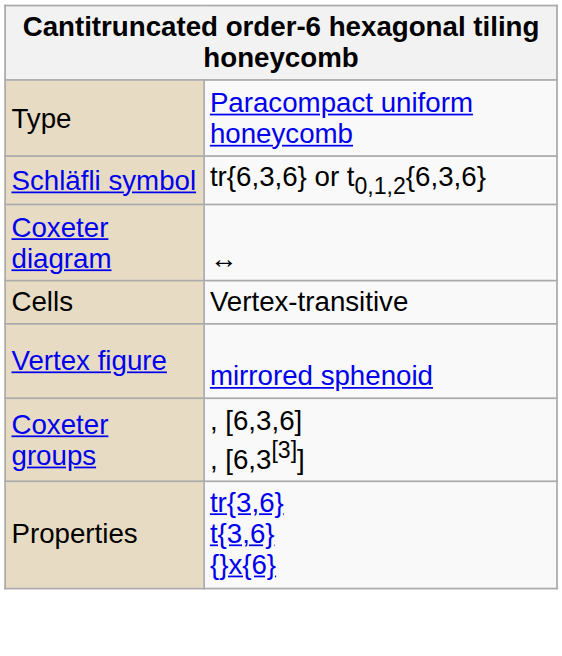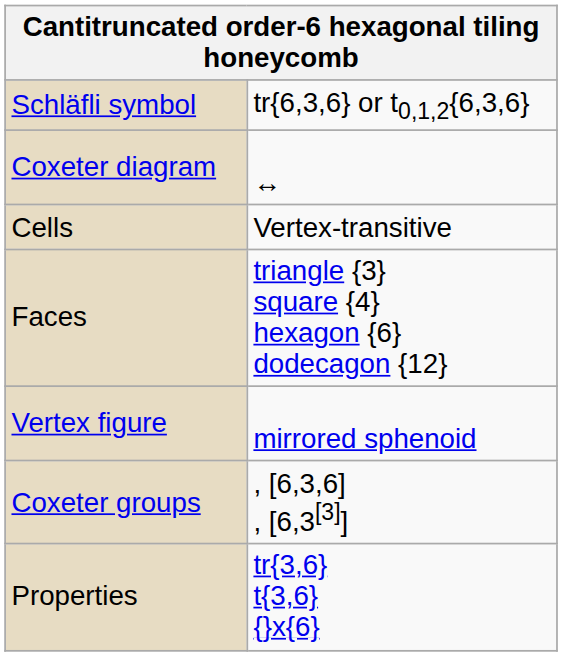- row: (41, 117)
+ row: (49, 317)
